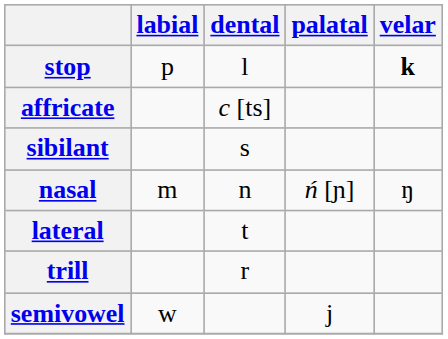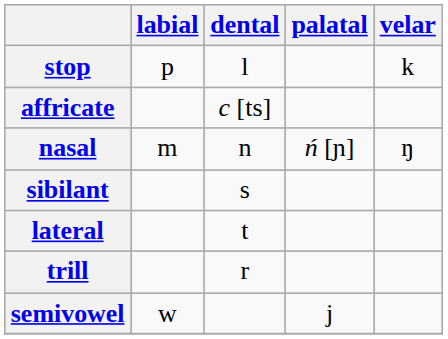(408, 66) bold -> (408, 66) normal
rows swapped: (68, 148) <-> (68, 189)
